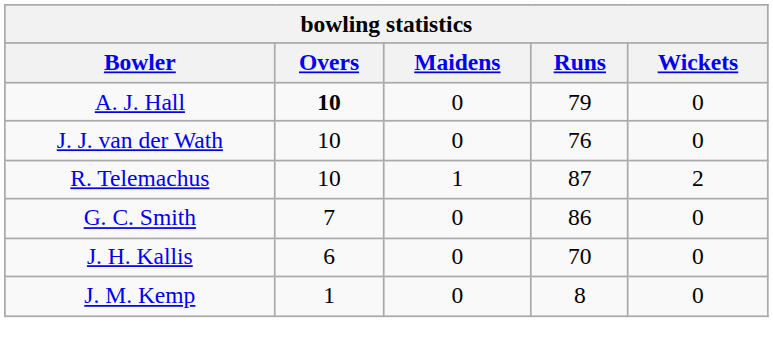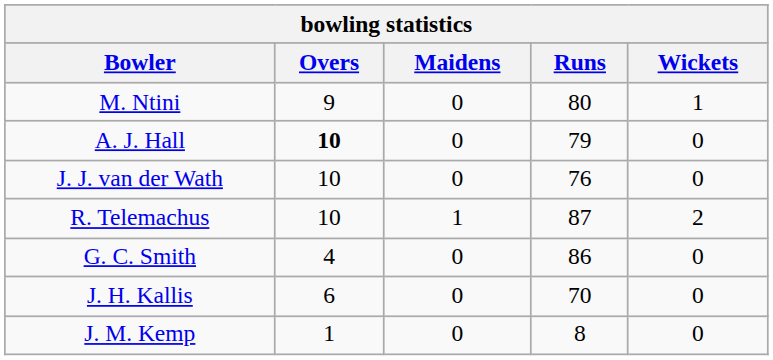+ row: (140, 101)
(329, 217) 7 -> (329, 256) 4
